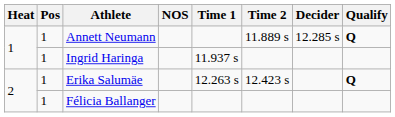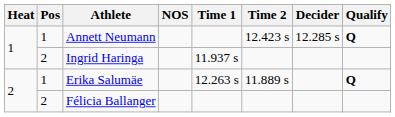(267, 37) 11.889 s -> (267, 37) 12.423 s
(44, 58) 1 -> (44, 58) 2
(267, 80) 12.423 s -> (267, 80) 11.889 s
(44, 101) 1 -> (44, 101) 2
